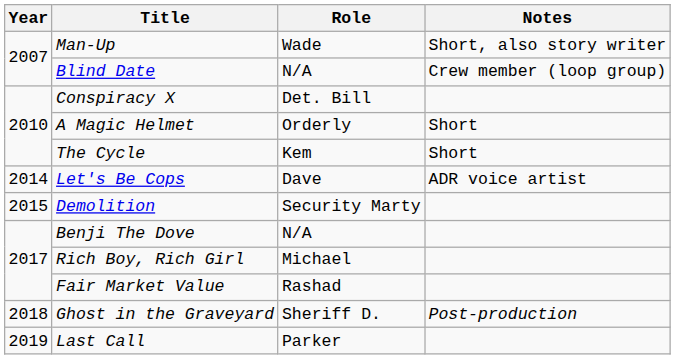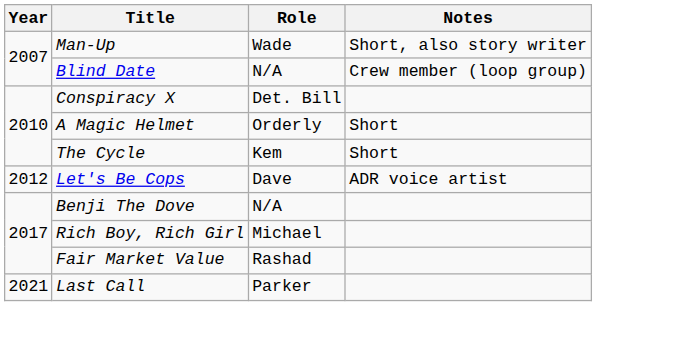(28, 180) 2014 -> (28, 180) 2012
- row: (106, 206)
- row: (165, 314)
(28, 341) 2019 -> (28, 287) 2021
